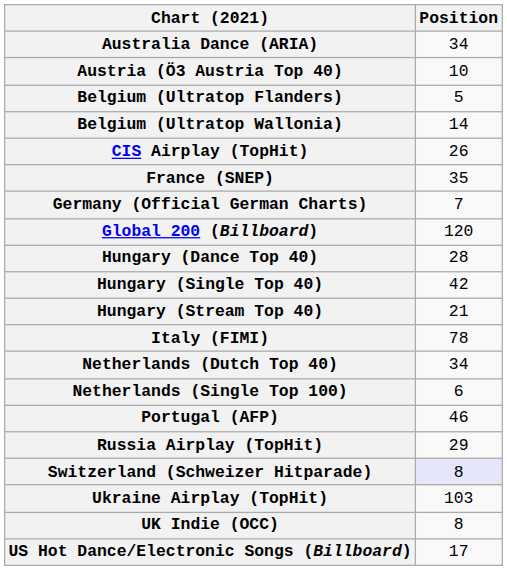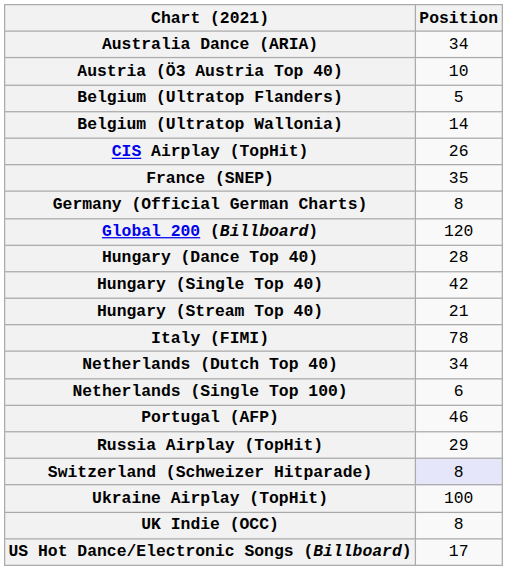(459, 205) 7 -> (459, 205) 8
(459, 499) 103 -> (459, 499) 100
